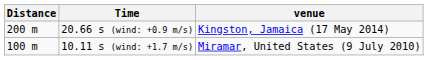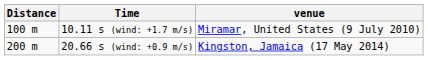rows swapped: (127, 46) <-> (127, 30)
